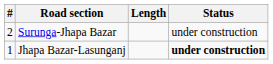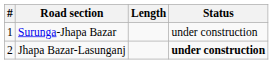(10, 31) 2 -> (10, 31) 1
(10, 50) 1 -> (10, 50) 2
